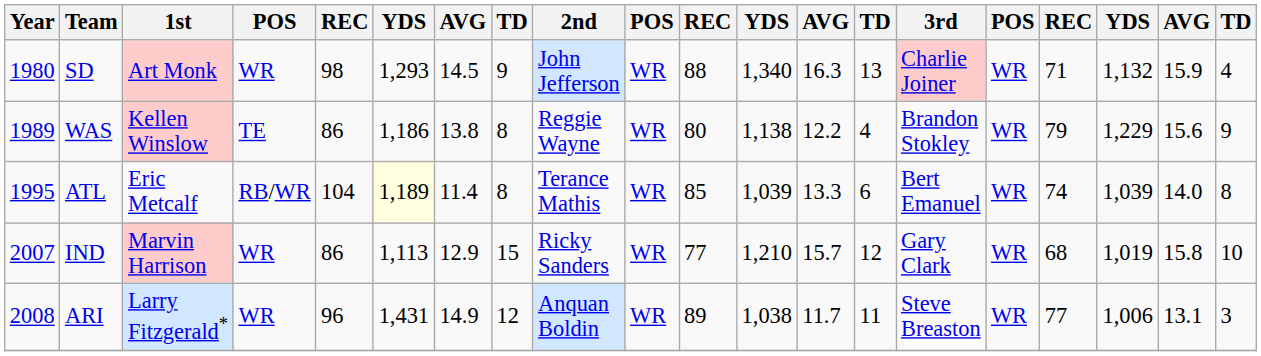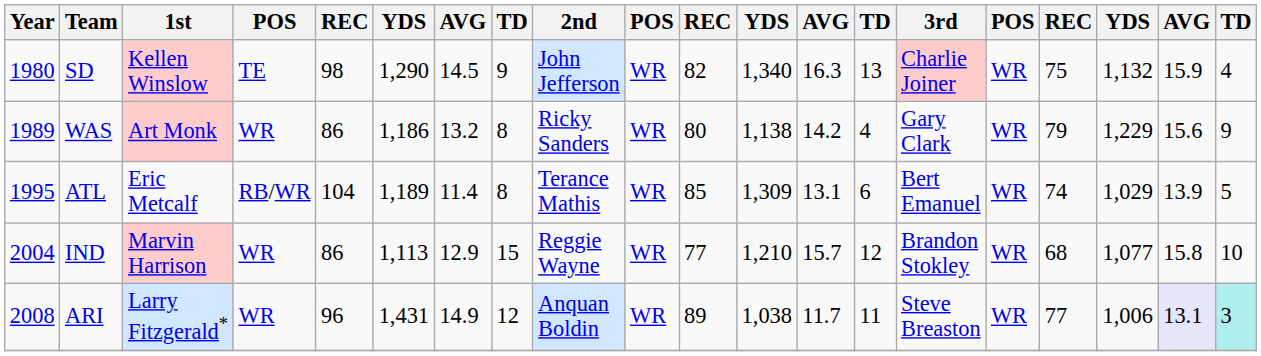(173, 70) Art Monk -> (168, 70) Kellen Winslow
(257, 70) WR -> (252, 70) TE
(404, 70) 1,293 -> (404, 70) 1,290
(695, 70) 88 -> (695, 70) 82
(1056, 70) 71 -> (1056, 70) 75
(168, 131) Kellen Winslow -> (173, 131) Art Monk
(252, 131) TE -> (257, 131) WR
(459, 131) 13.8 -> (459, 131) 13.2
(570, 131) Reggie Wayne -> (574, 131) Ricky Sanders
(822, 131) 12.2 -> (822, 131) 14.2
(940, 131) Brandon Stokley -> (926, 131) Gary Clark
(404, 191) lightyellow background -> (404, 191) no background
(767, 191) 1,039 -> (767, 191) 1,309
(822, 191) 13.3 -> (822, 191) 13.1
(1128, 191) 1,039 -> (1128, 191) 1,029
(1183, 191) 14.0 -> (1183, 191) 13.9
(1226, 191) 8 -> (1226, 191) 5
(32, 252) 2007 -> (32, 252) 2004
(574, 252) Ricky Sanders -> (570, 252) Reggie Wayne
(926, 252) Gary Clark -> (940, 252) Brandon Stokley
(1128, 252) 1,019 -> (1128, 252) 1,077
(1183, 316) no background -> (1183, 316) lavender background
(1226, 316) no background -> (1226, 316) paleturquoise background
